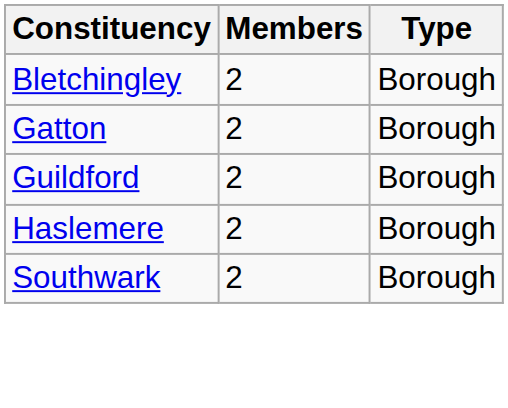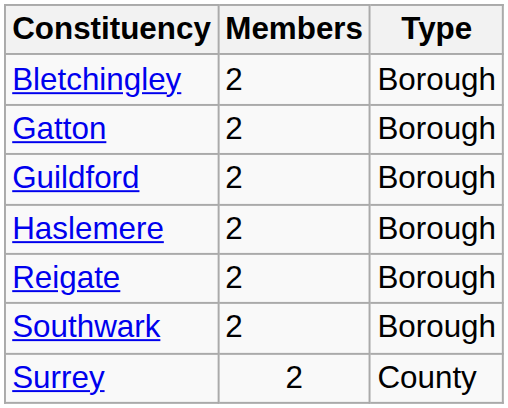+ row: (66, 278)
+ row: (58, 377)
